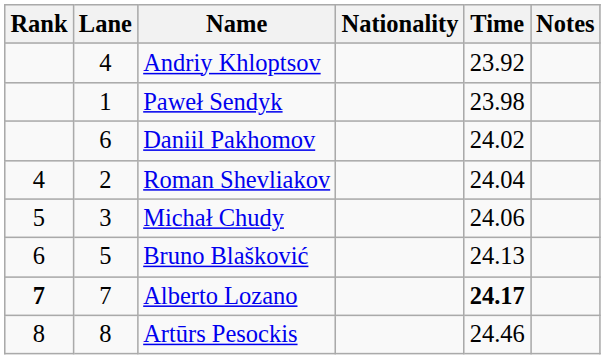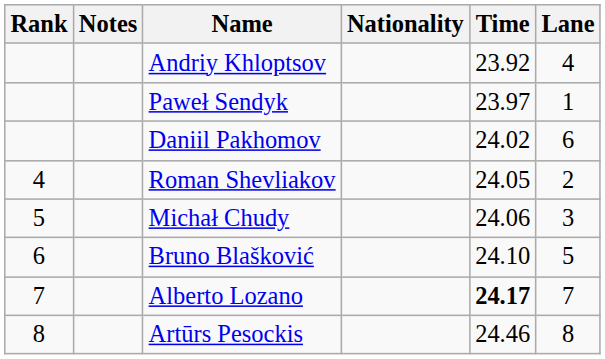columns swapped: (105, 23) <-> (565, 23)
(497, 101) 23.98 -> (503, 101) 23.97
(497, 179) 24.04 -> (503, 179) 24.05
(497, 256) 24.13 -> (503, 256) 24.10
(39, 295) bold -> (39, 295) normal
